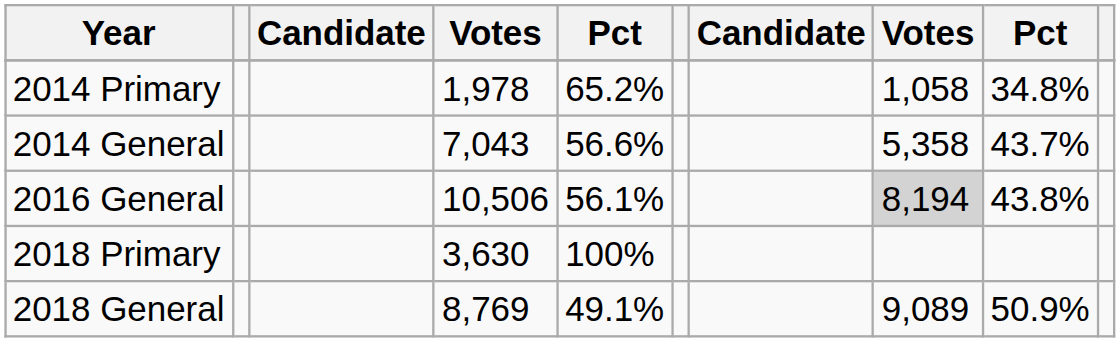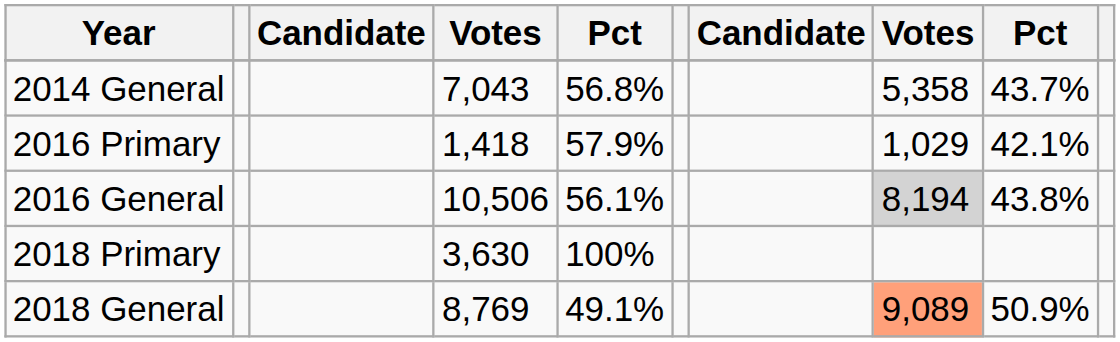- row: (117, 88)
(615, 144) 56.6% -> (615, 88) 56.8%
+ row: (117, 144)
(926, 310) no background -> (926, 310) lightsalmon background
